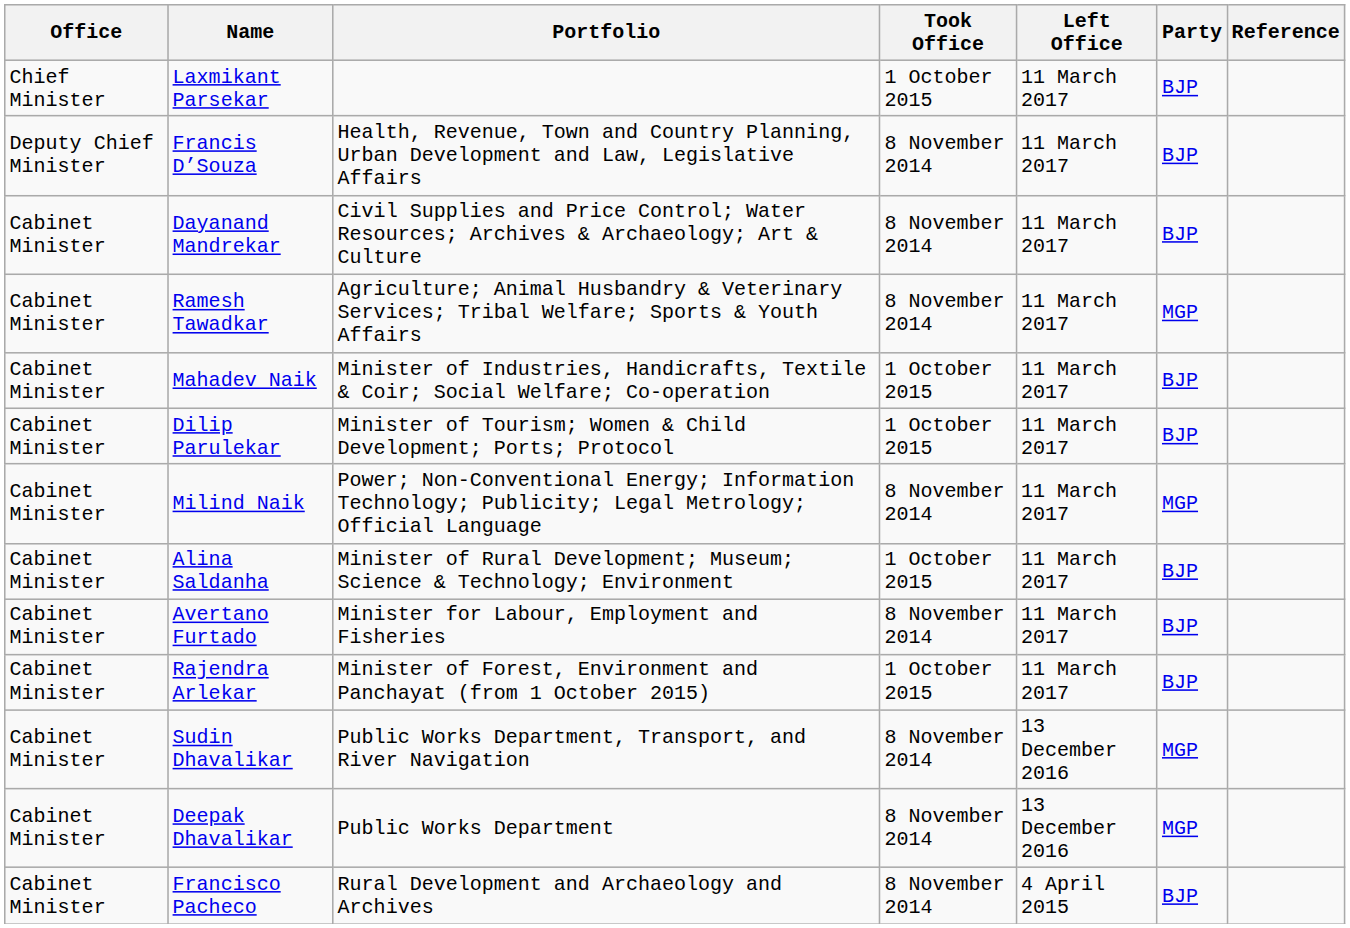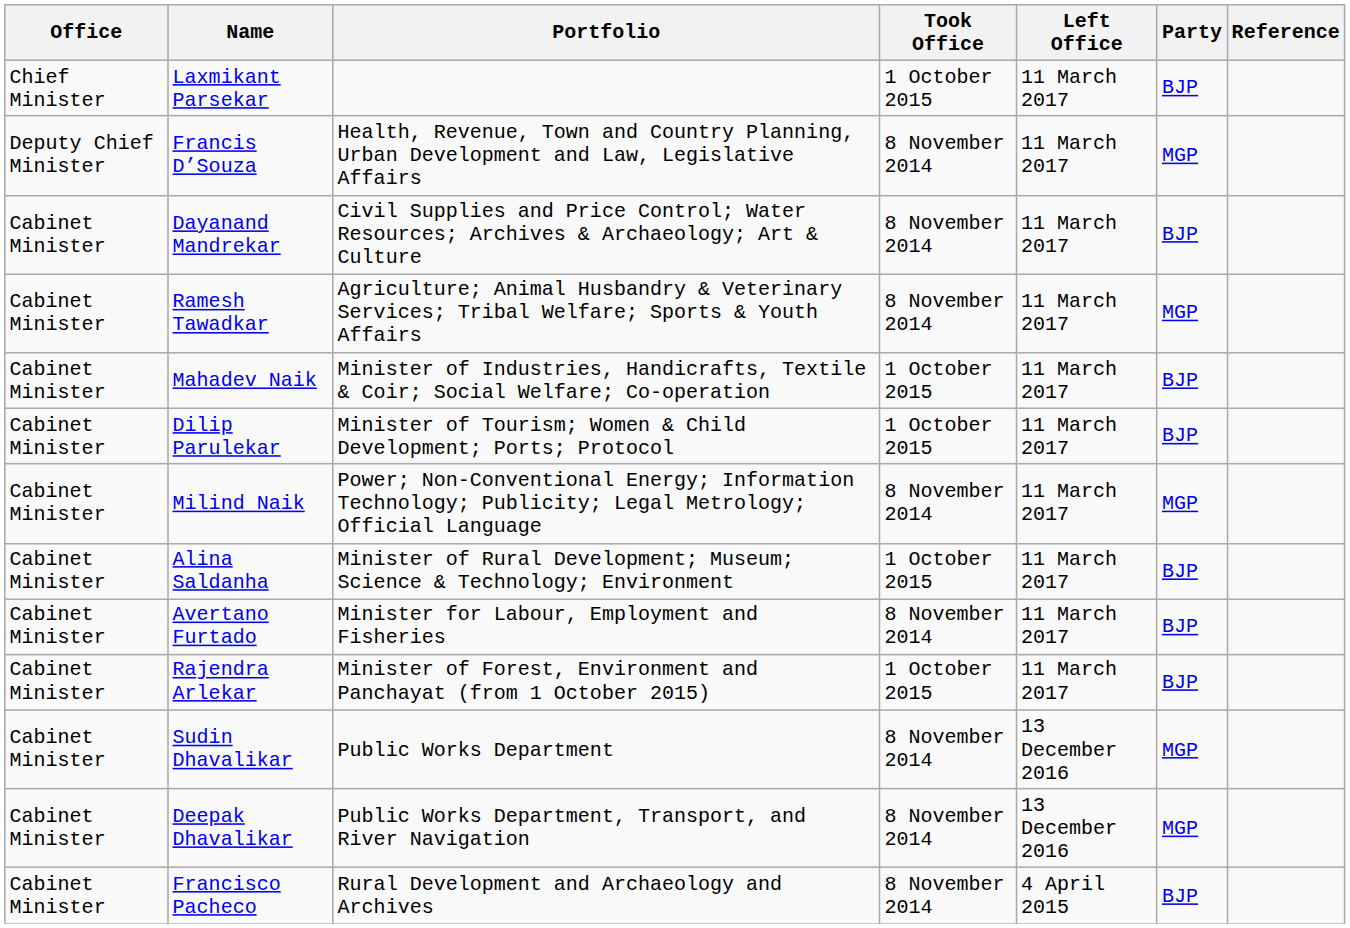(1180, 156) BJP -> (1180, 156) MGP
(572, 750) Public Works Department, Transport, and River Navigation -> (476, 750) Public Works Department
(476, 828) Public Works Department -> (572, 828) Public Works Department, Transport, and River Navigation
